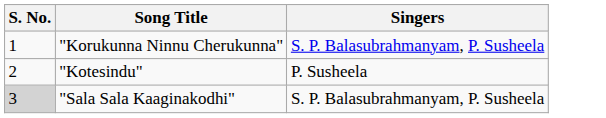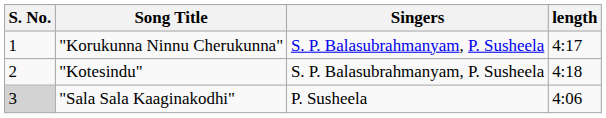+ column: (575, 17)
(329, 71) P. Susheela -> (418, 71) S. P. Balasubrahmanyam, P. Susheela
(418, 98) S. P. Balasubrahmanyam, P. Susheela -> (329, 98) P. Susheela
